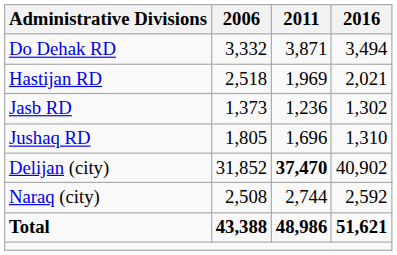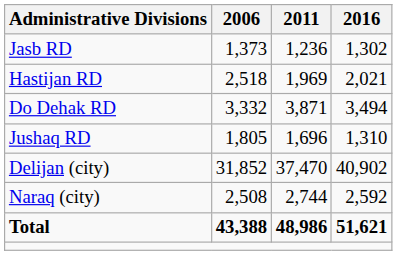rows swapped: (62, 49) <-> (40, 108)
(302, 167) bold -> (302, 167) normal
